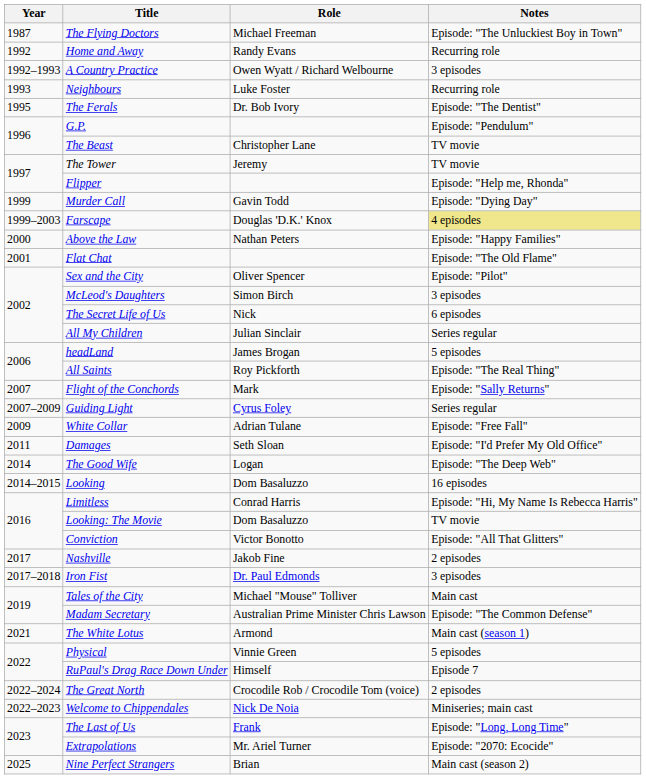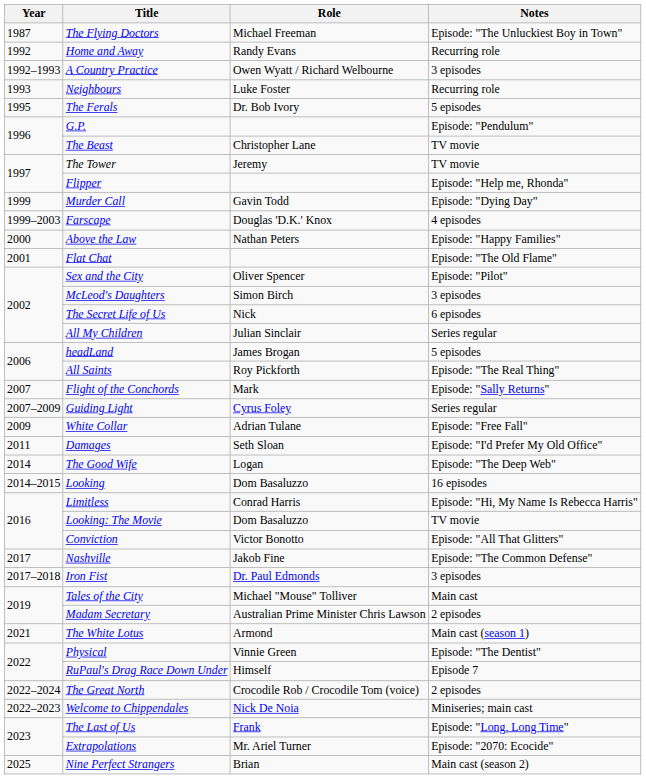(486, 107) Episode: "The Dentist" -> (456, 107) 5 episodes
(456, 220) khaki background -> (456, 220) no background
(456, 558) 2 episodes -> (512, 558) Episode: "The Common Defense"
(512, 614) Episode: "The Common Defense" -> (456, 614) 2 episodes
(456, 652) 5 episodes -> (486, 652) Episode: "The Dentist"
